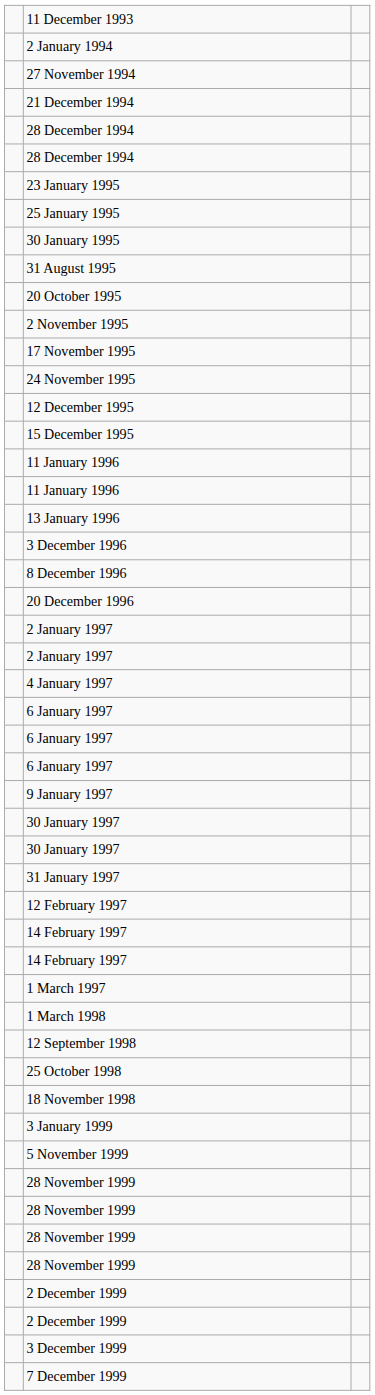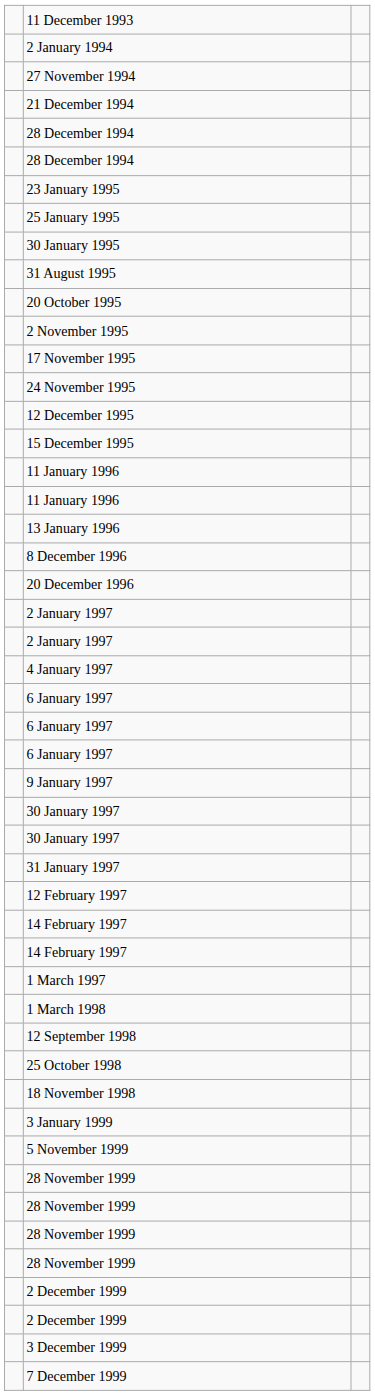- row: (14, 546)
